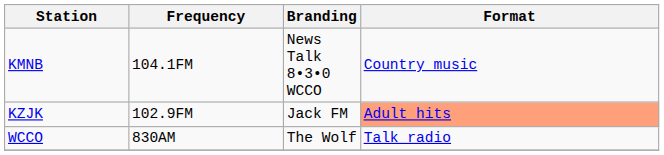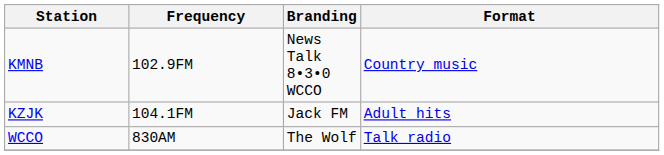(162, 65) 104.1FM -> (162, 65) 102.9FM
(162, 114) 102.9FM -> (162, 114) 104.1FM
(407, 114) lightsalmon background -> (407, 114) no background
